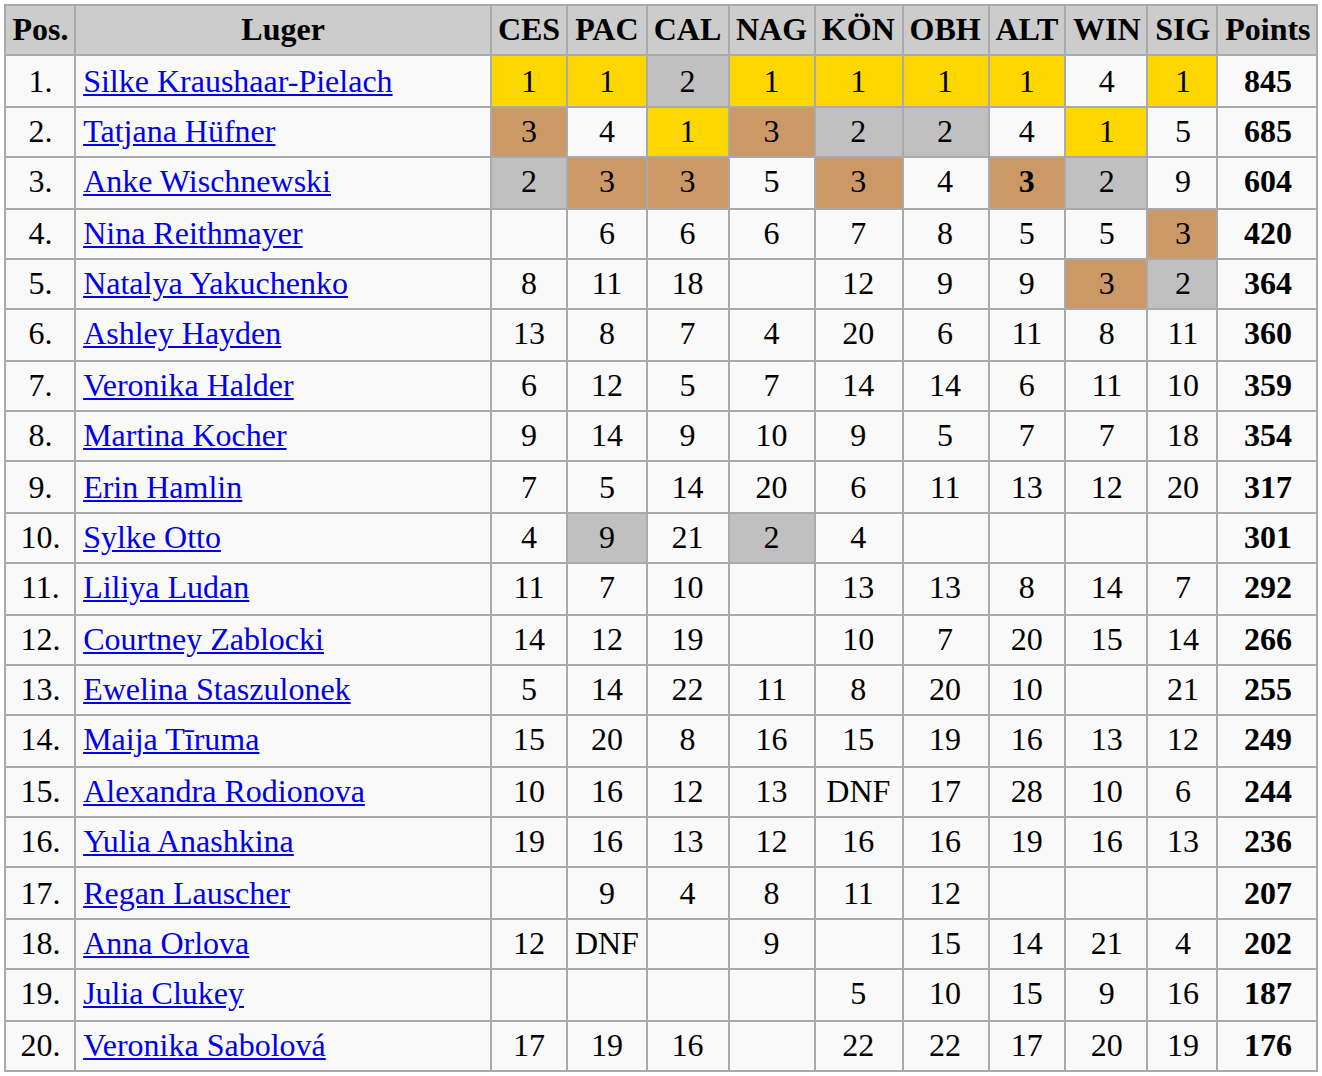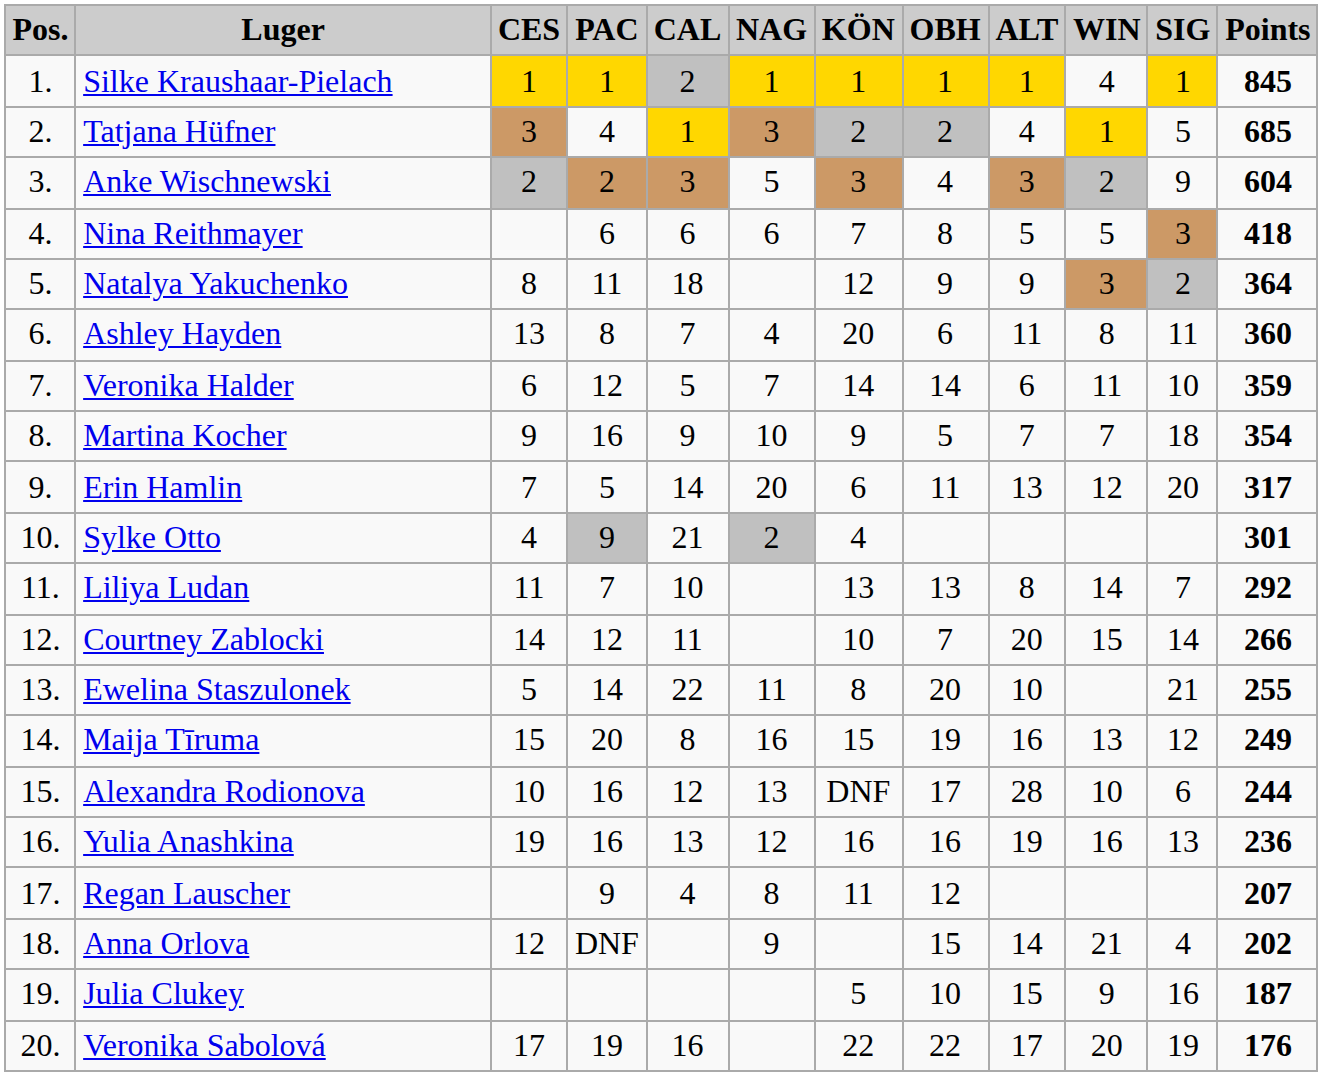(607, 182) 3 -> (607, 182) 2
(1027, 182) bold -> (1027, 182) normal
(1268, 232) 420 -> (1268, 232) 418
(607, 435) 14 -> (607, 435) 16
(687, 638) 19 -> (687, 638) 11
